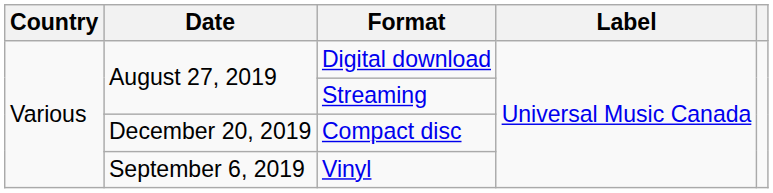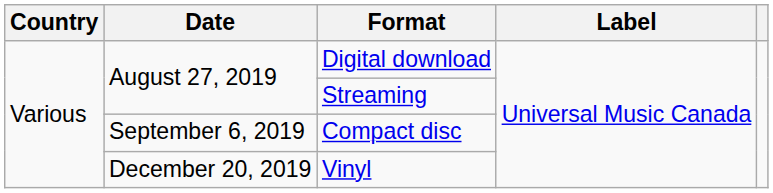(210, 132) December 20, 2019 -> (207, 132) September 6, 2019
(207, 168) September 6, 2019 -> (210, 168) December 20, 2019
